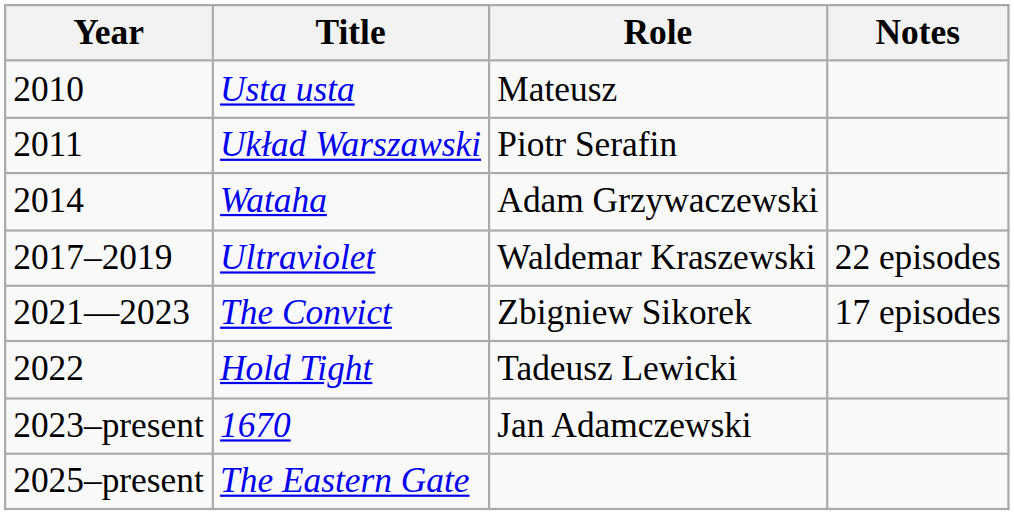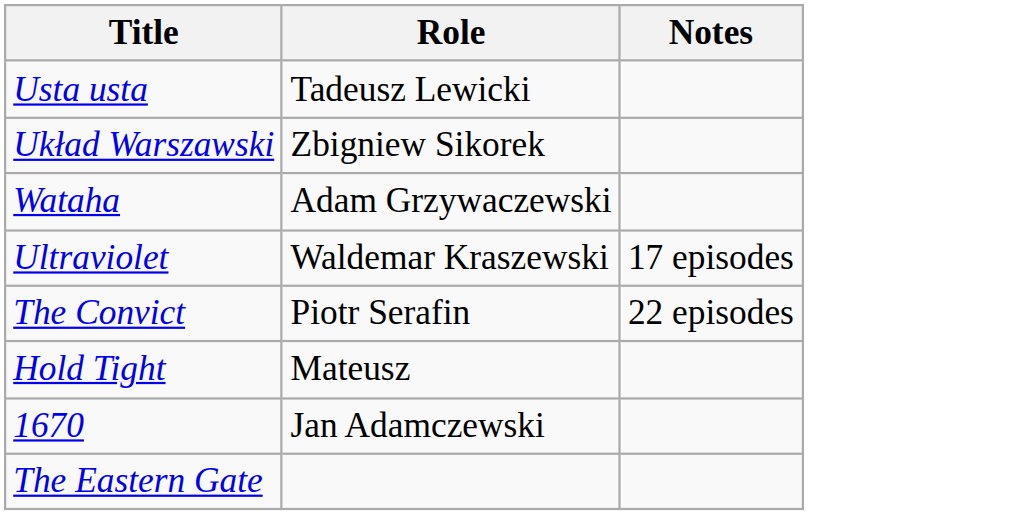- column: (109, 32)
(557, 88) Mateusz -> (411, 88) Tadeusz Lewicki
(587, 144) Piotr Serafin -> (418, 144) Zbigniew Sikorek
(918, 256) 22 episodes -> (711, 256) 17 episodes
(625, 312) Zbigniew Sikorek -> (380, 312) Piotr Serafin
(918, 312) 17 episodes -> (711, 312) 22 episodes
(617, 369) Tadeusz Lewicki -> (350, 369) Mateusz
